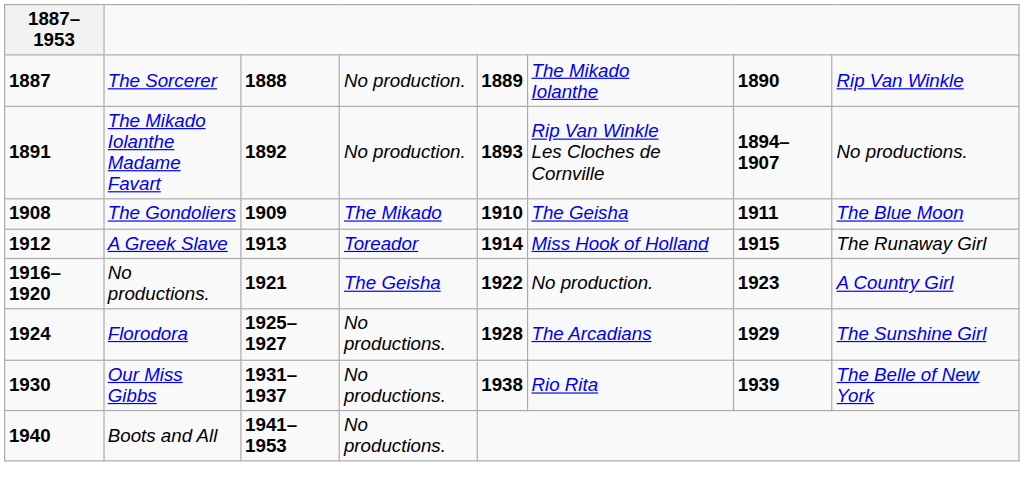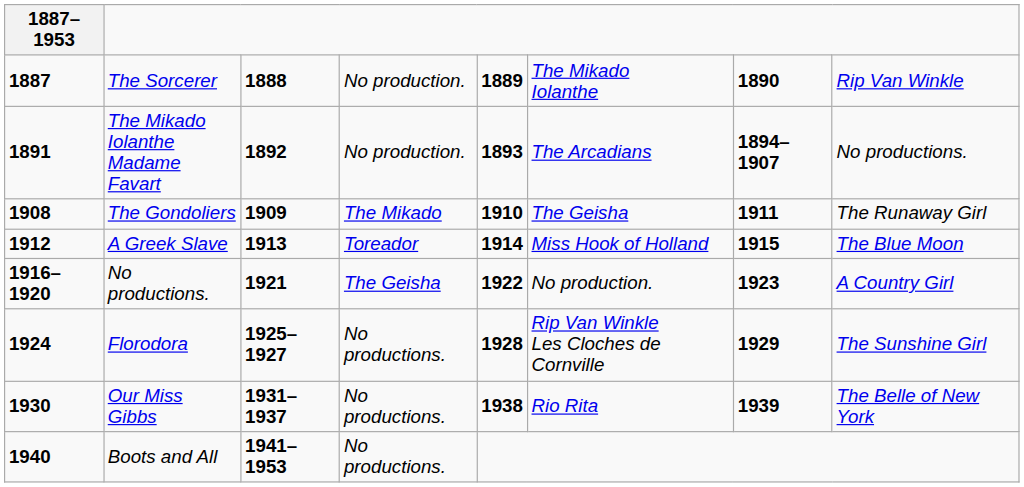(596, 152) Rip Van Winkle Les Cloches de Cornville -> (592, 152) The Arcadians
(900, 213) The Blue Moon -> (911, 213) The Runaway Girl
(911, 243) The Runaway Girl -> (900, 243) The Blue Moon
(592, 334) The Arcadians -> (596, 344) Rip Van Winkle Les Cloches de Cornville
